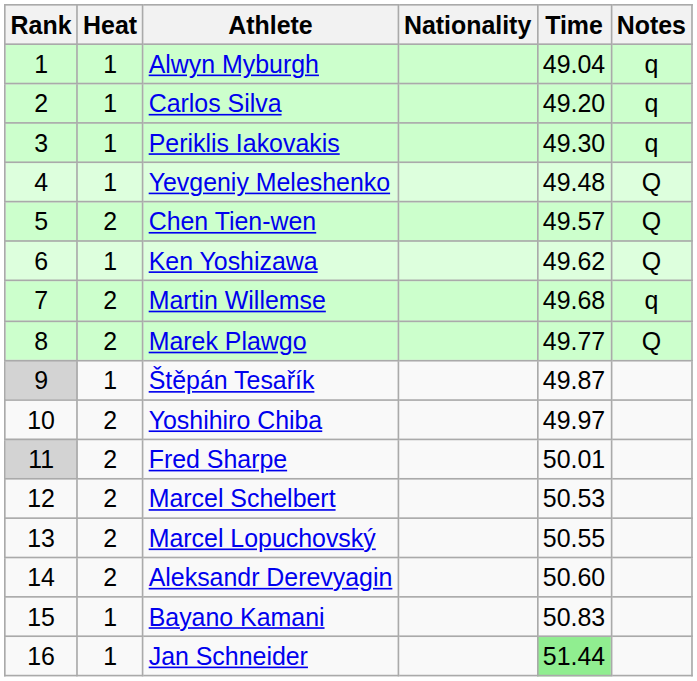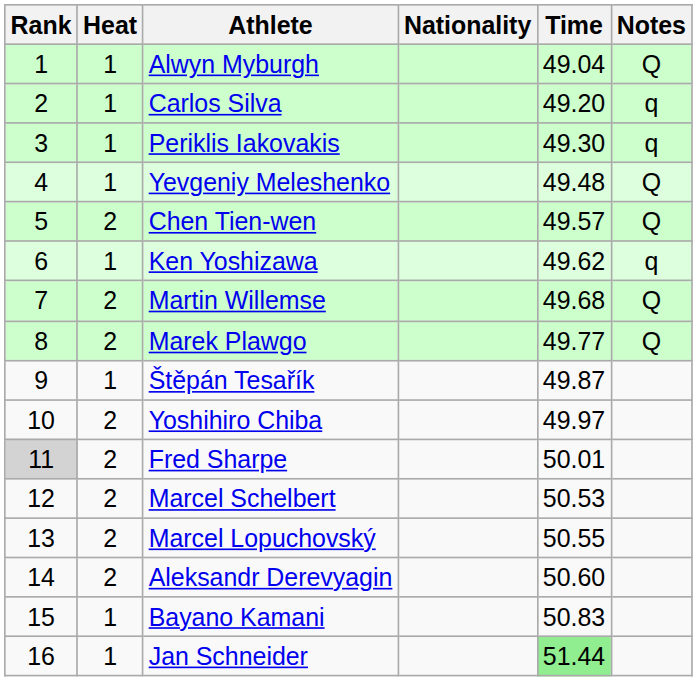(651, 64) q -> (651, 64) Q
(651, 262) Q -> (651, 262) q
(651, 301) q -> (651, 301) Q
(41, 380) lightgrey background -> (41, 380) no background
